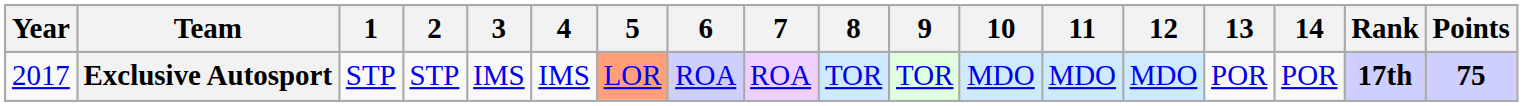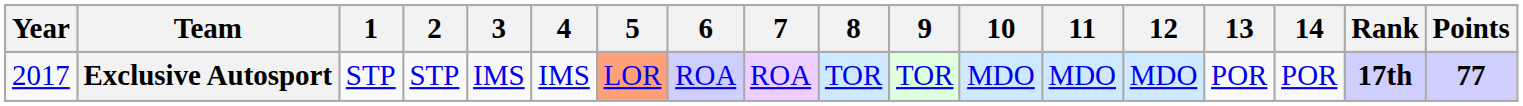(1471, 75) 75 -> (1471, 75) 77
